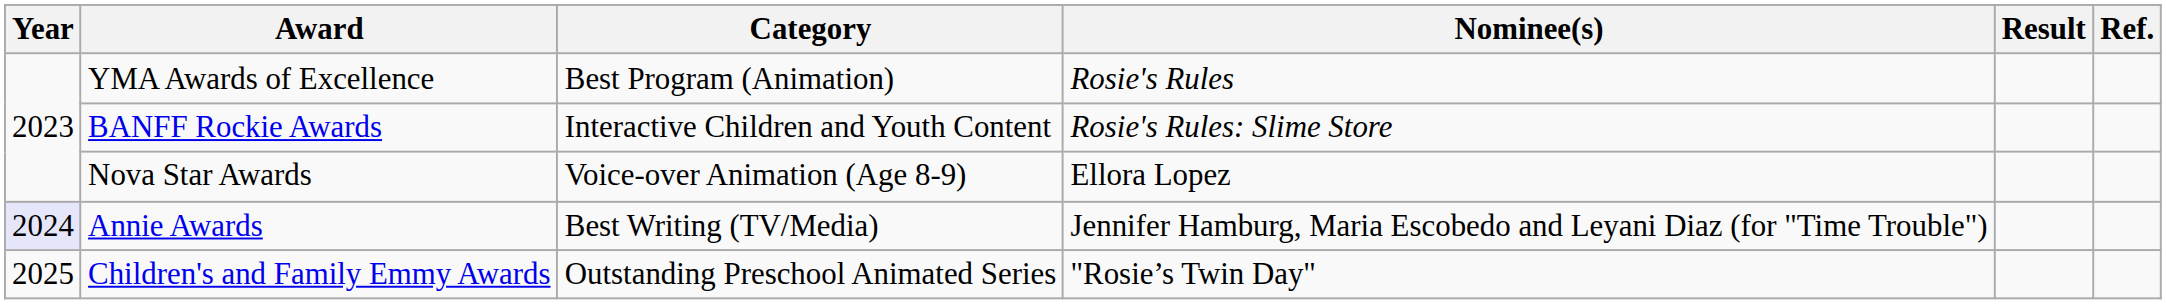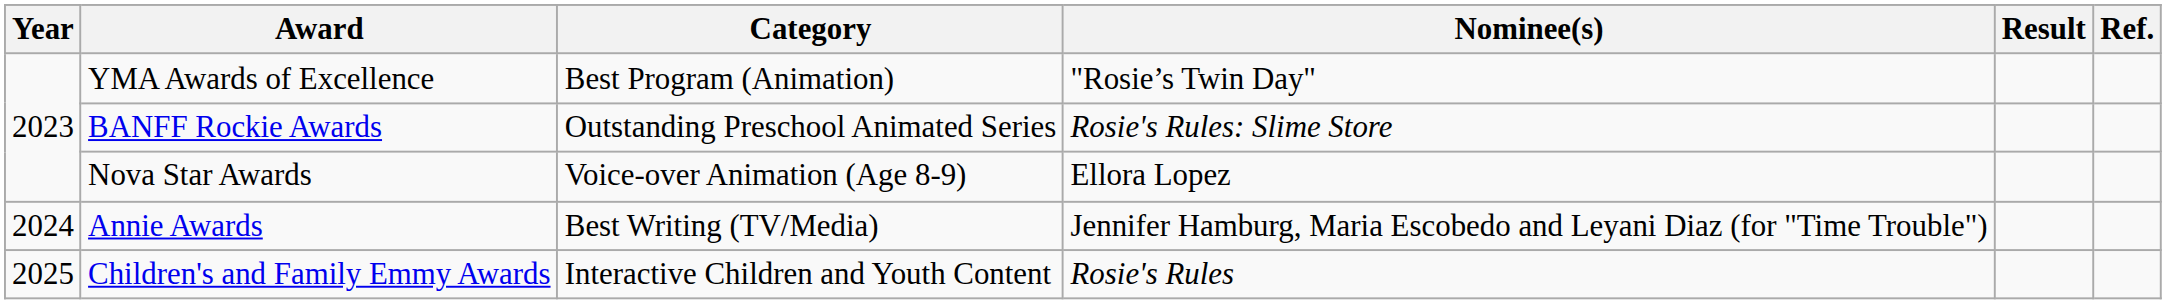(1152, 77) Rosie's Rules -> (1193, 77) "Rosie’s Twin Day"
(808, 126) Interactive Children and Youth Content -> (811, 126) Outstanding Preschool Animated Series
(43, 224) lavender background -> (43, 224) no background
(811, 273) Outstanding Preschool Animated Series -> (808, 273) Interactive Children and Youth Content
(1193, 273) "Rosie’s Twin Day" -> (1152, 273) Rosie's Rules
